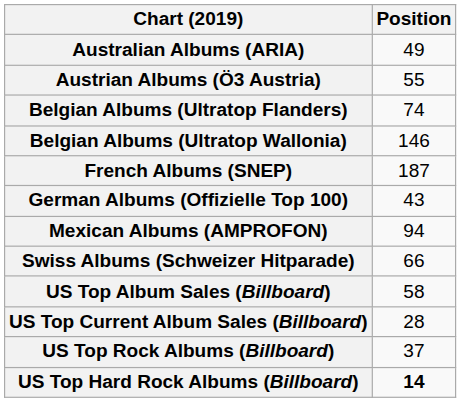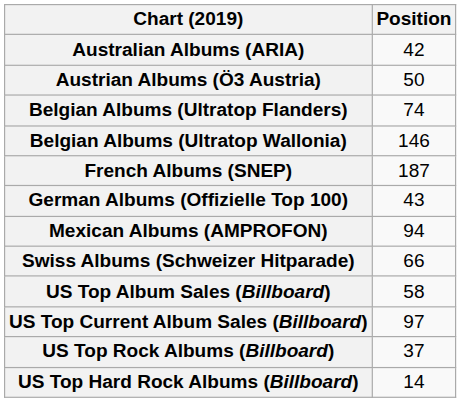(414, 49) 49 -> (414, 49) 42
(414, 79) 55 -> (414, 79) 50
(414, 321) 28 -> (414, 321) 97
(414, 381) bold -> (414, 381) normal
